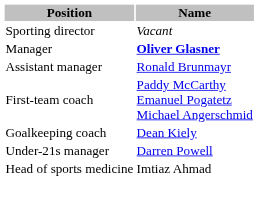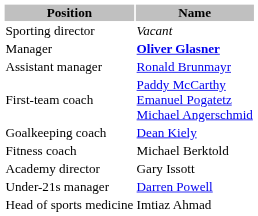+ row: (41, 150)
+ row: (53, 168)
